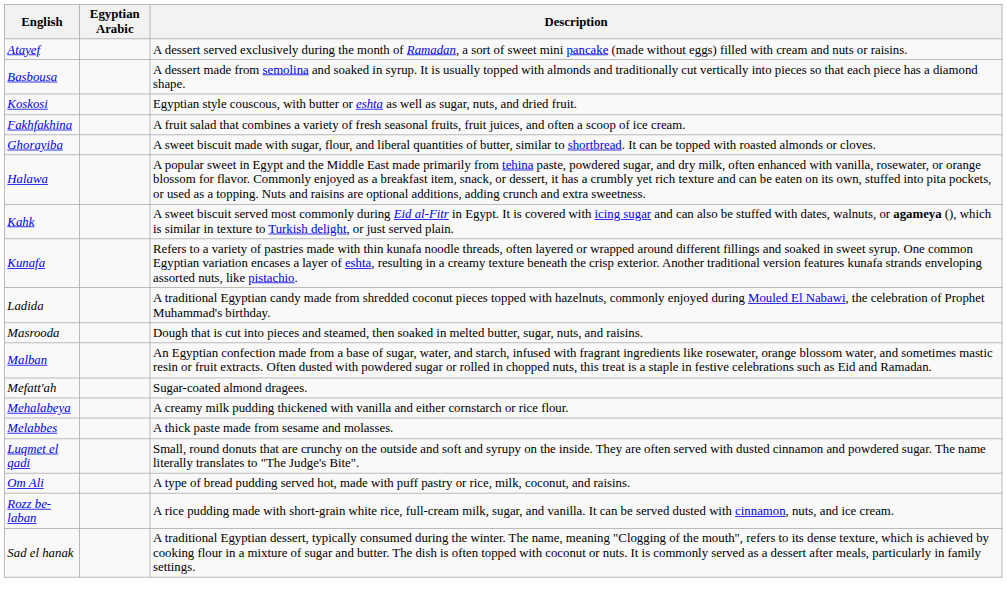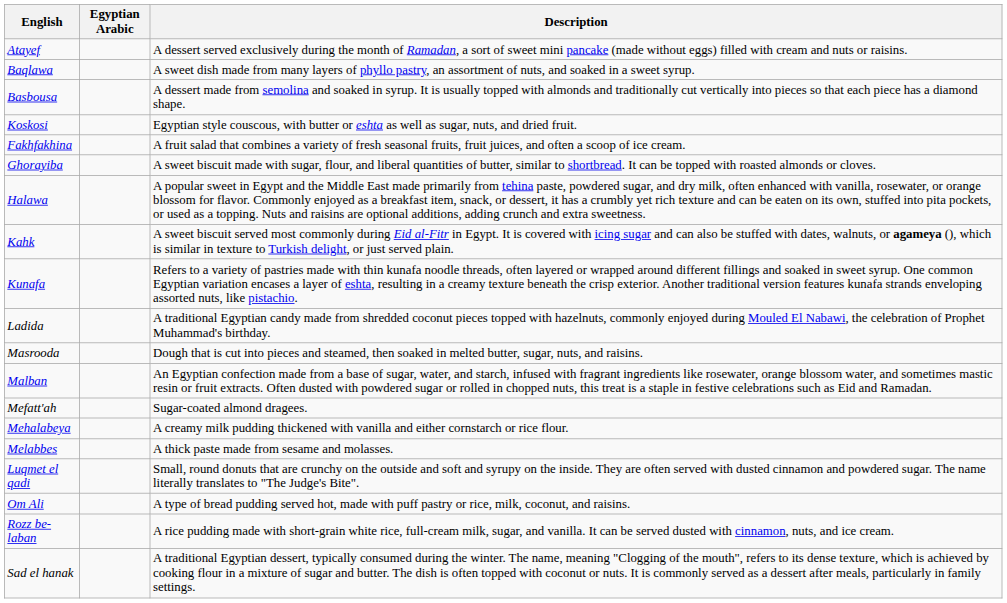+ row: (30, 69)
